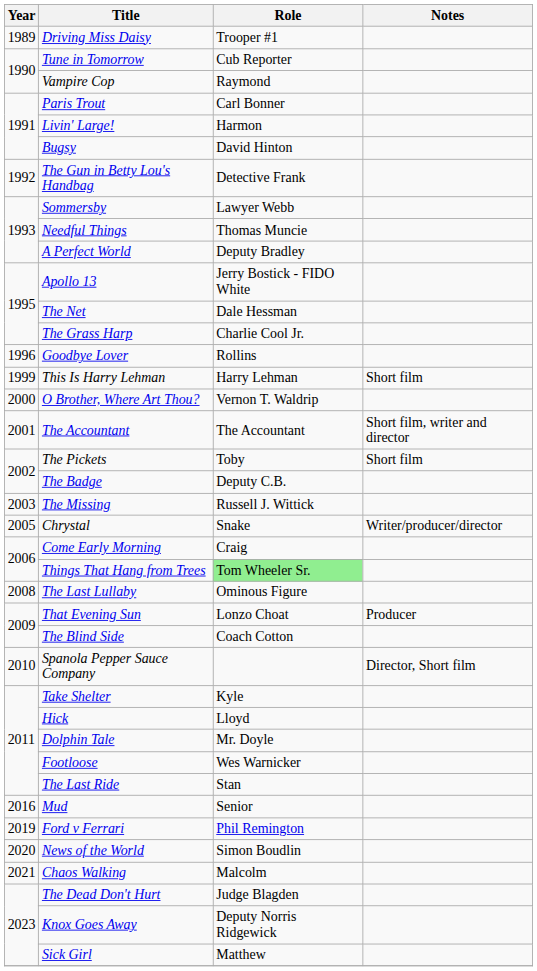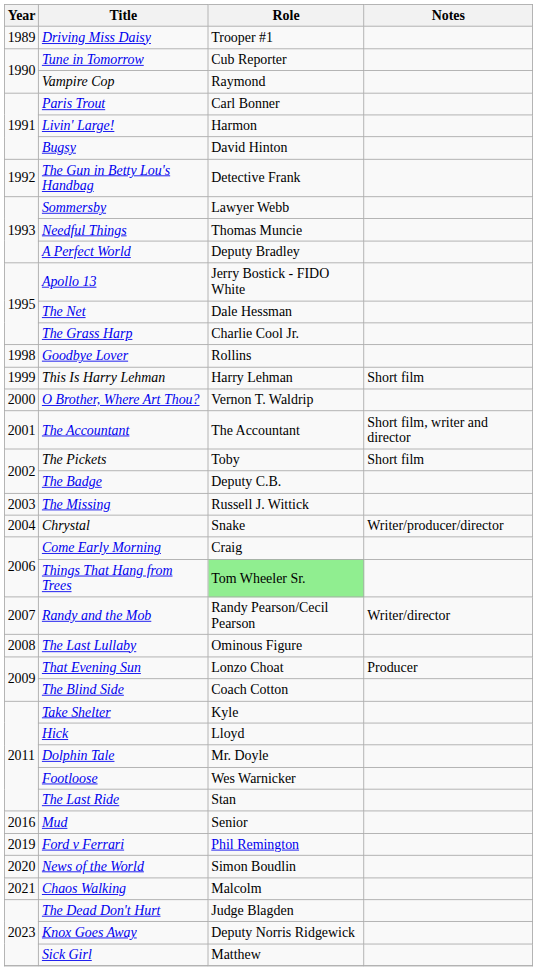(22, 355) 1996 -> (22, 355) 1998
(22, 526) 2005 -> (22, 526) 2004
+ row: (97, 615)
- row: (105, 666)
